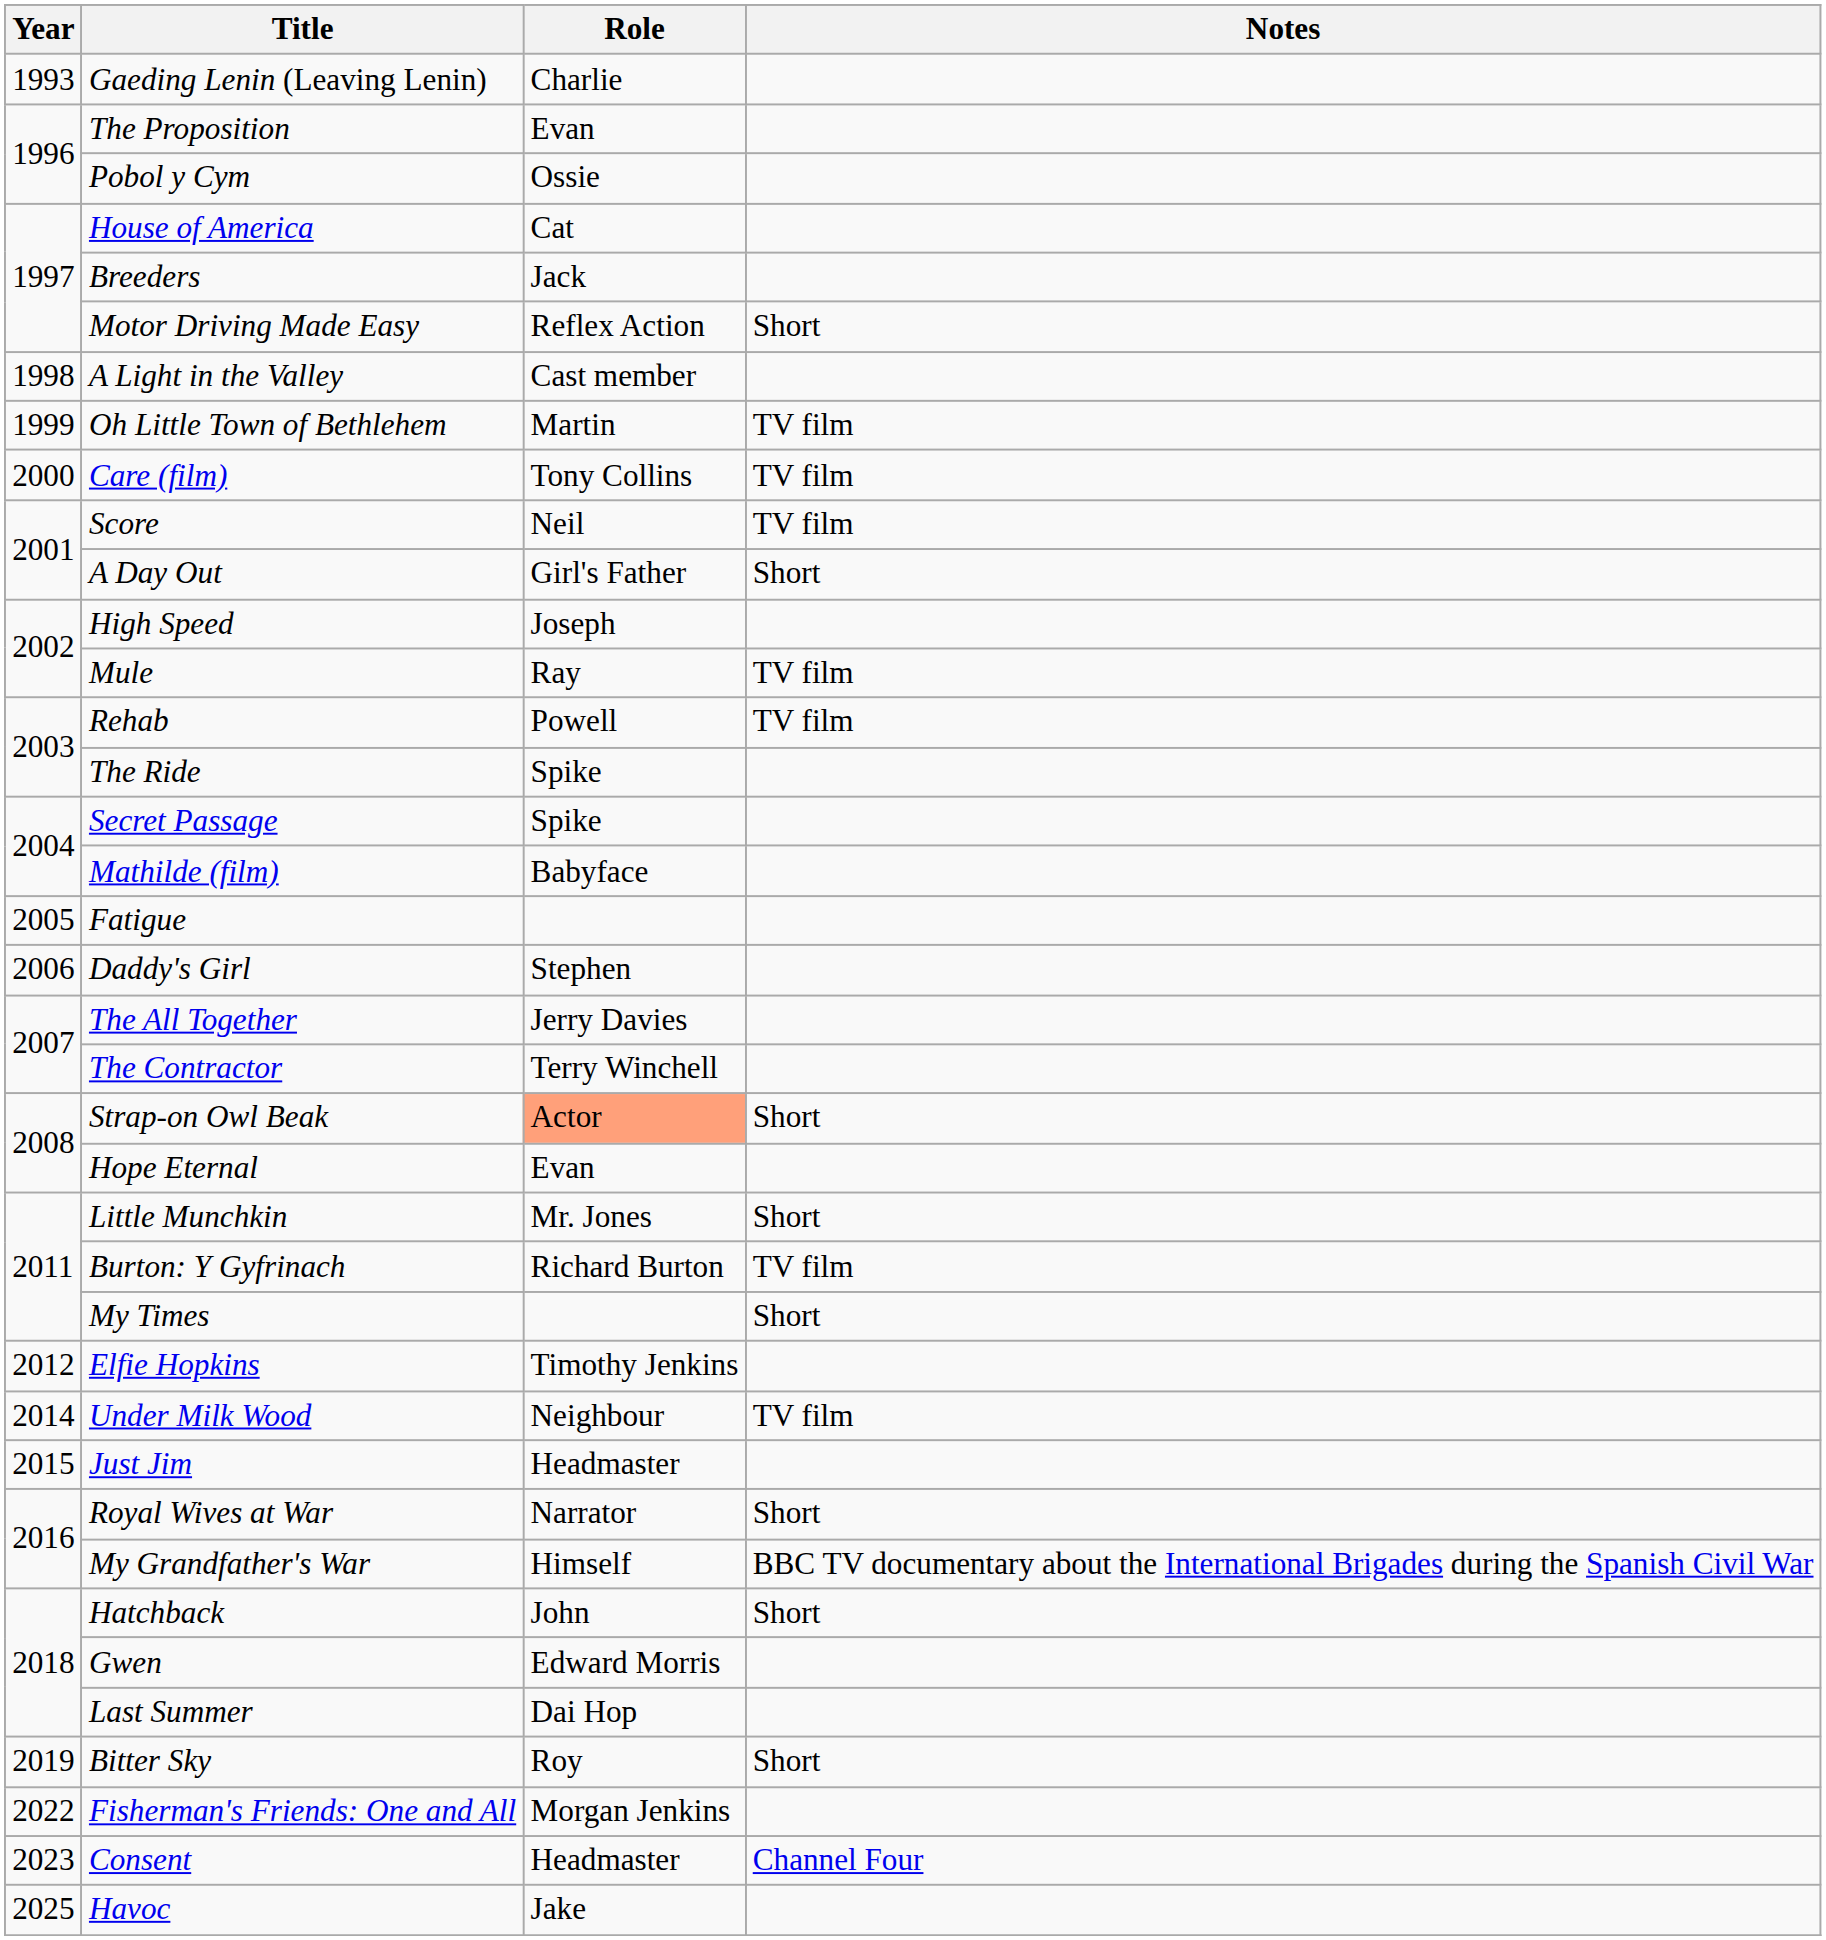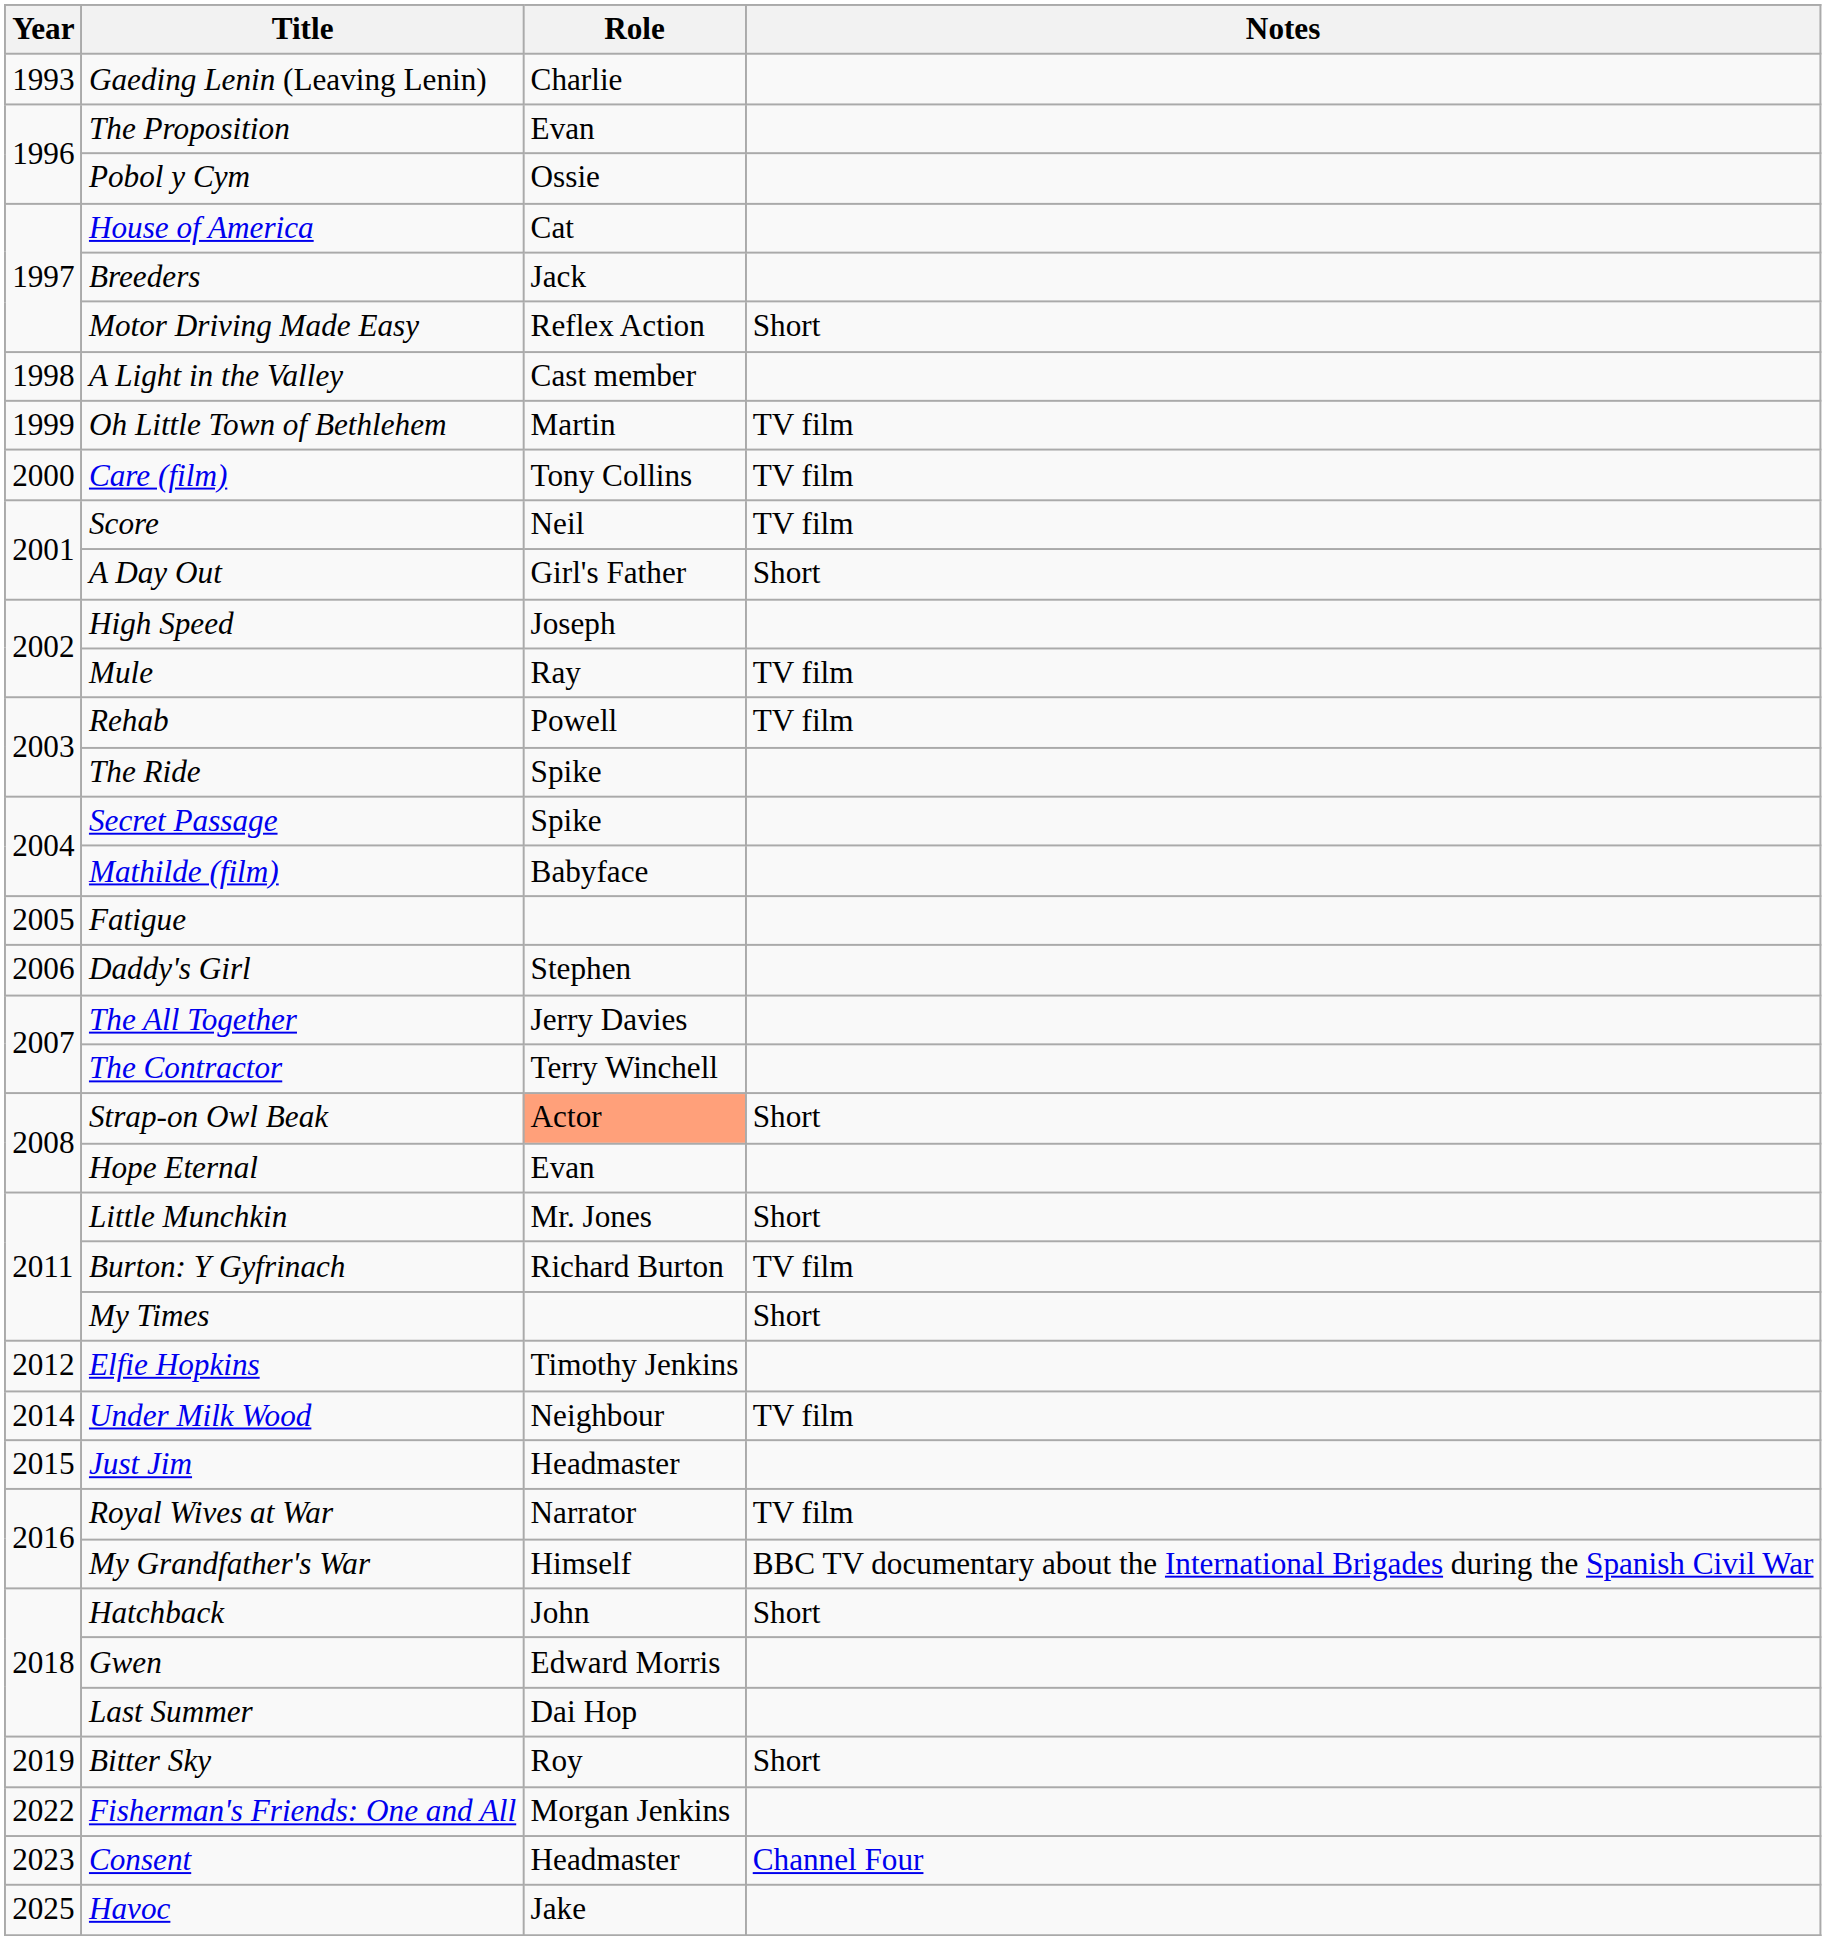(787, 1513) Short -> (803, 1513) TV film
